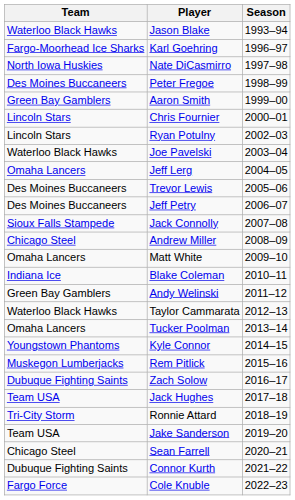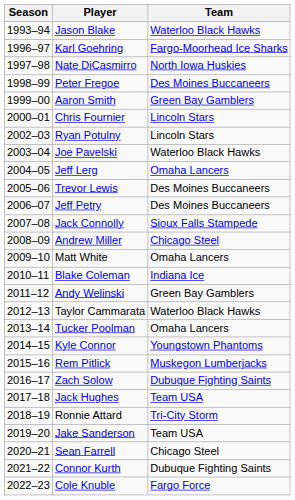columns swapped: (266, 13) <-> (76, 13)
